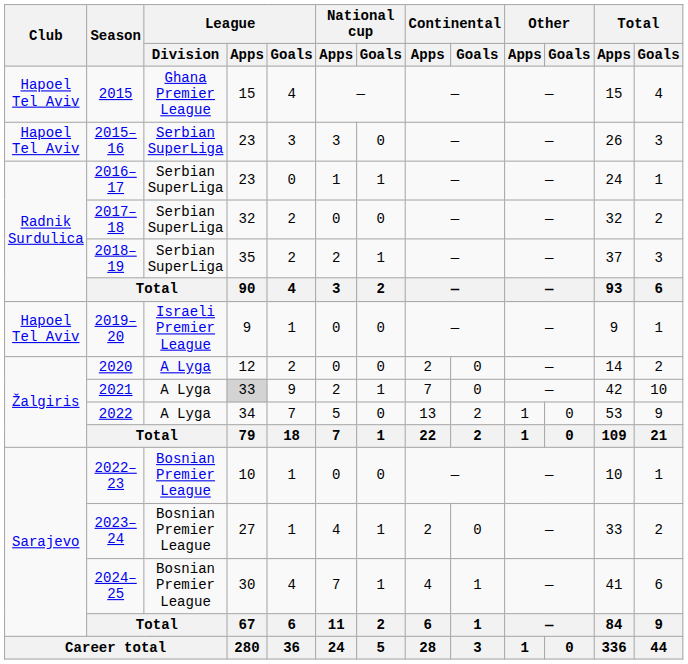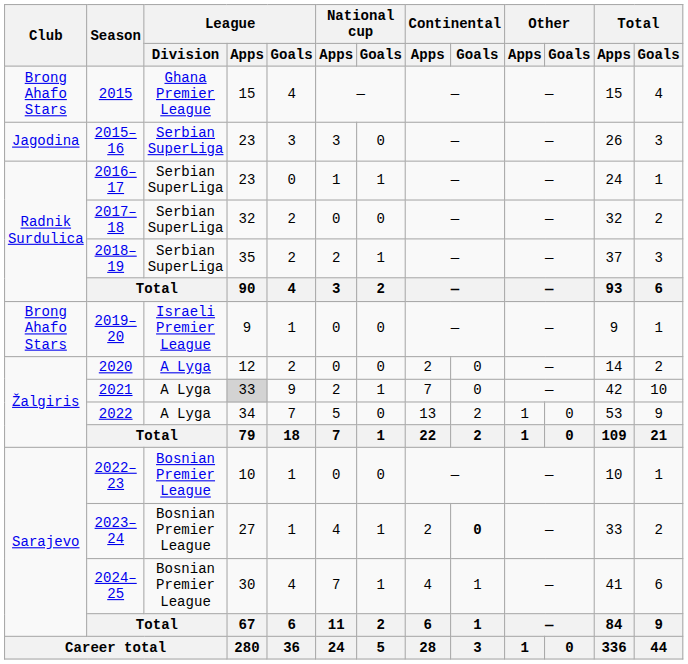(46, 94) Hapoel Tel Aviv -> (46, 94) Brong Ahafo Stars
(46, 141) Hapoel Tel Aviv -> (46, 141) Jagodina
(46, 329) Hapoel Tel Aviv -> (46, 329) Brong Ahafo Stars
(477, 531) normal -> (477, 531) bold
